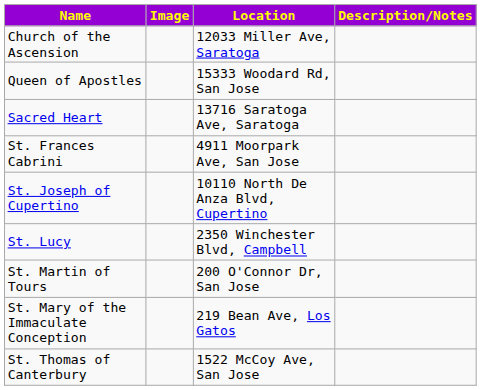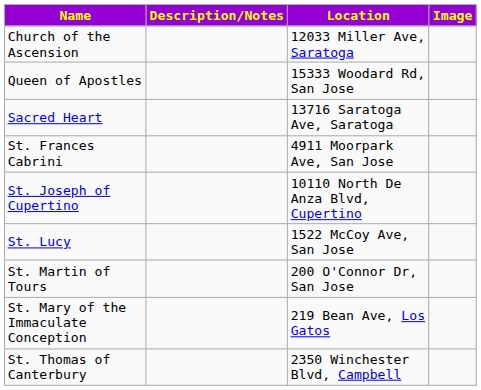columns swapped: (170, 15) <-> (405, 15)
(256, 242) 2350 Winchester Blvd, Campbell -> (350, 242) 1522 McCoy Ave, San Jose
(256, 367) 1522 McCoy Ave, San Jose -> (350, 367) 2350 Winchester Blvd, Campbell
